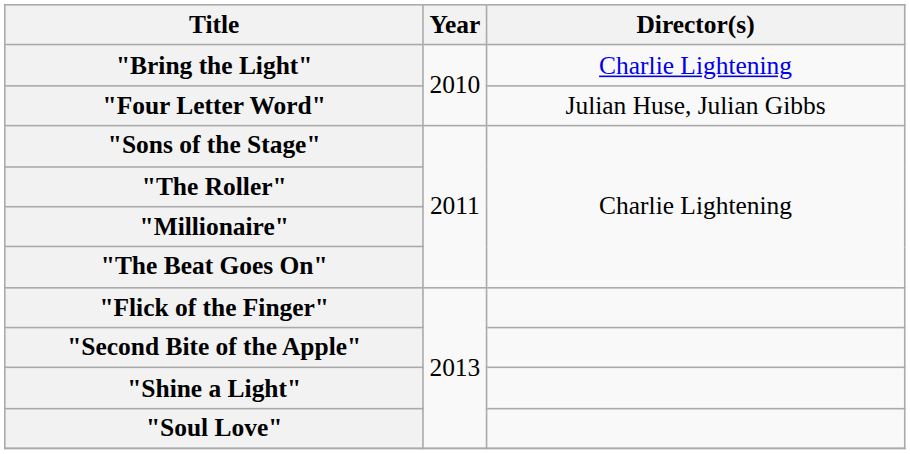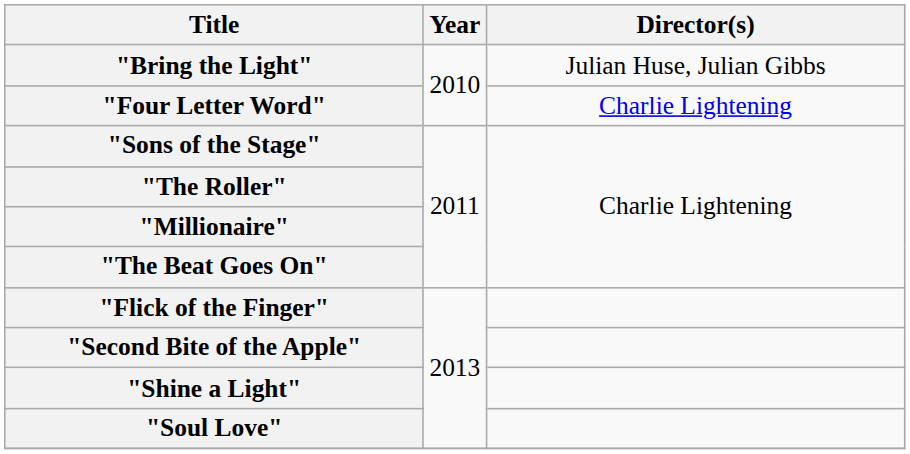(696, 65) Charlie Lightening -> (696, 65) Julian Huse, Julian Gibbs
(696, 105) Julian Huse, Julian Gibbs -> (696, 105) Charlie Lightening
